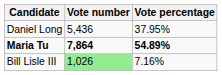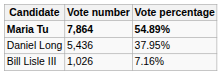rows swapped: (28, 45) <-> (34, 29)
(80, 62) lightgreen background -> (80, 62) no background
